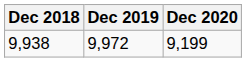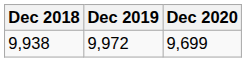(187, 43) 9,199 -> (187, 43) 9,699
